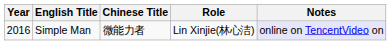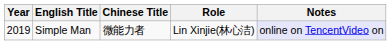(19, 30) 2016 -> (19, 30) 2019
